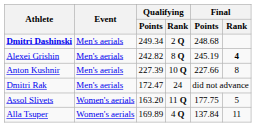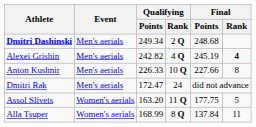(178, 56) 8 Q -> (178, 56) 4 Q
(151, 71) 227.39 -> (151, 71) 226.33
(151, 115) 169.89 -> (151, 115) 168.99
(178, 115) 4 Q -> (178, 115) 8 Q
